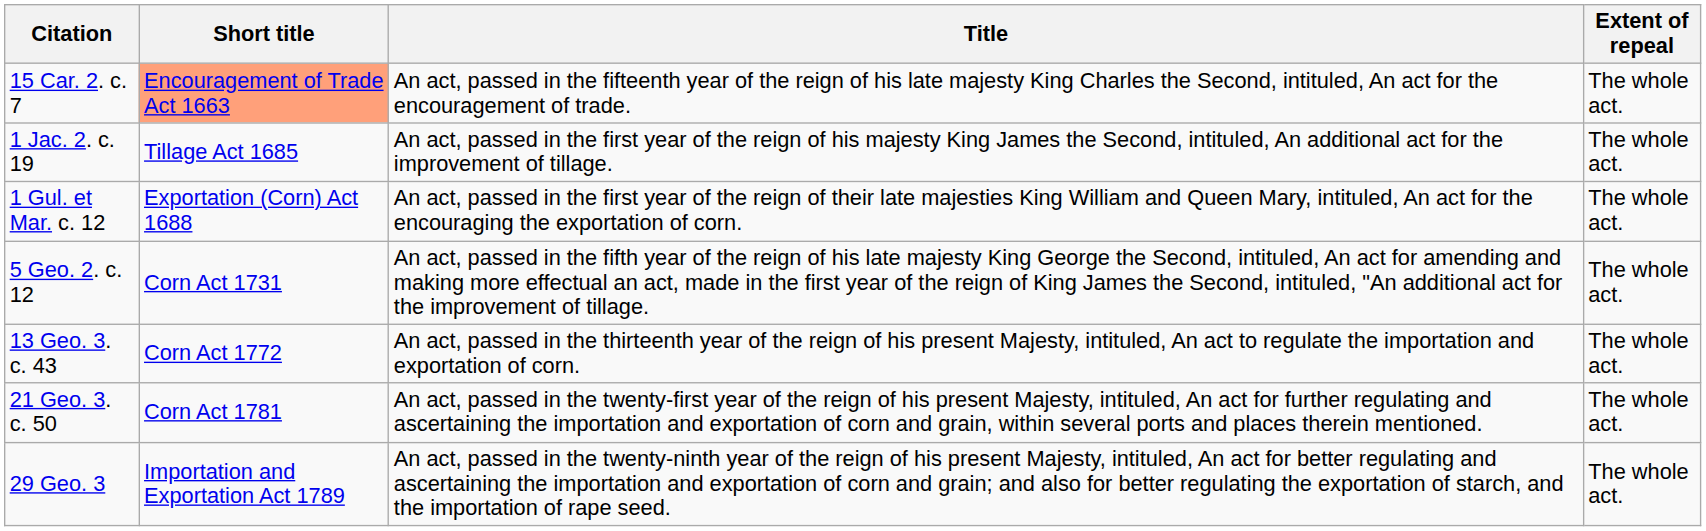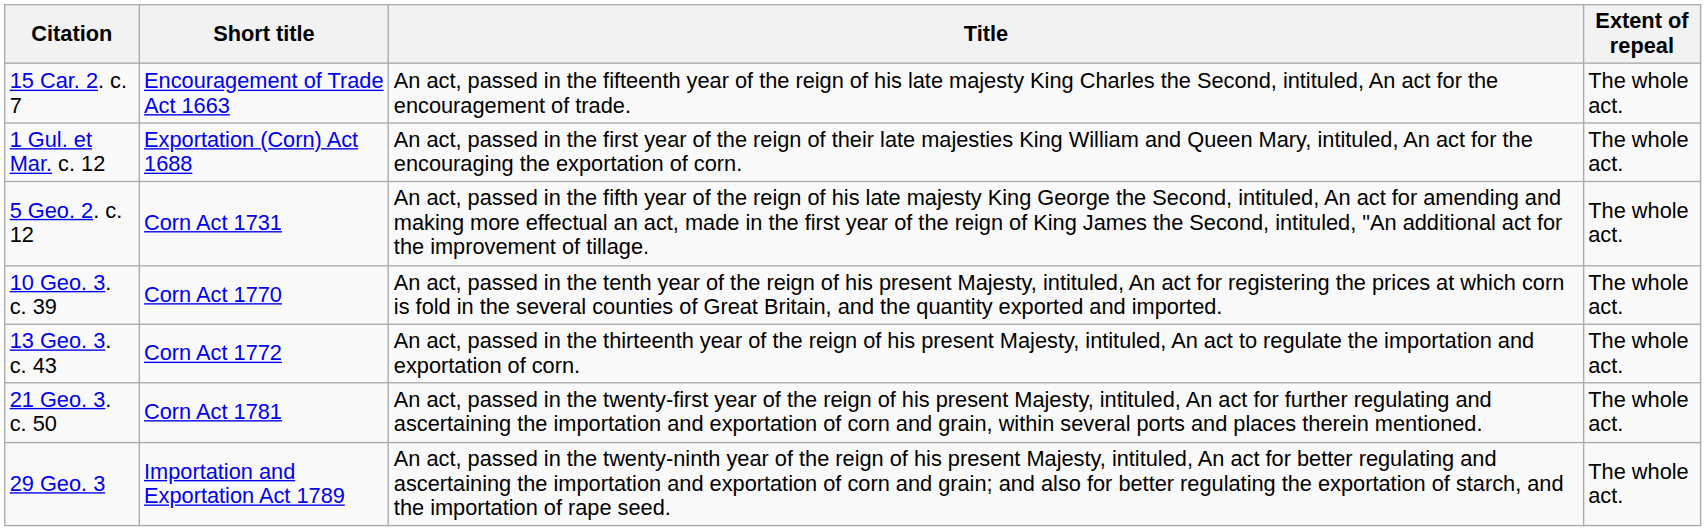(264, 92) lightsalmon background -> (264, 92) no background
- row: (62, 151)
+ row: (61, 294)
